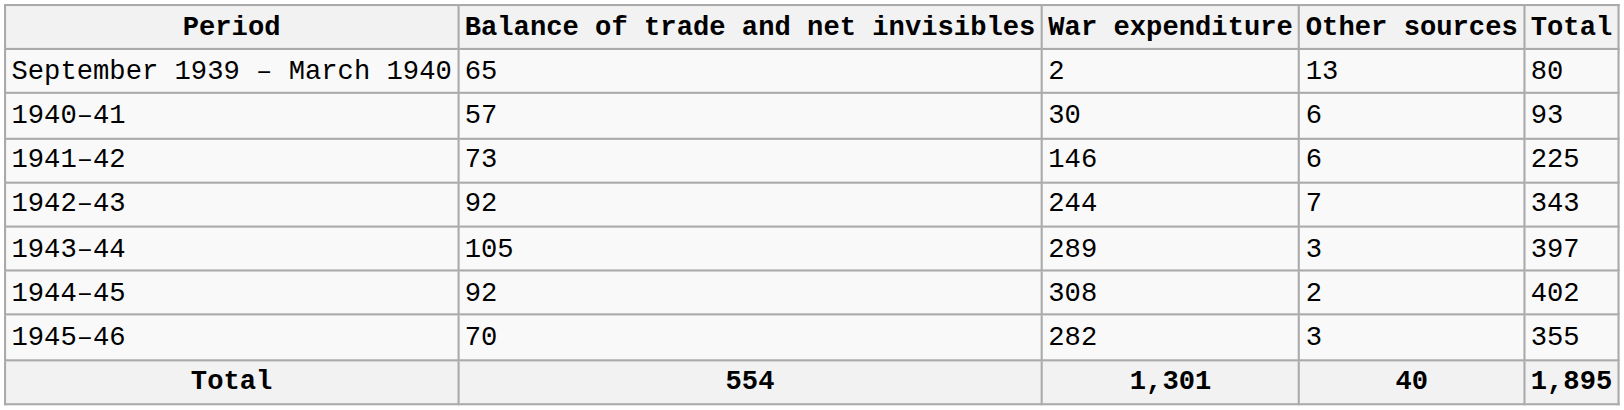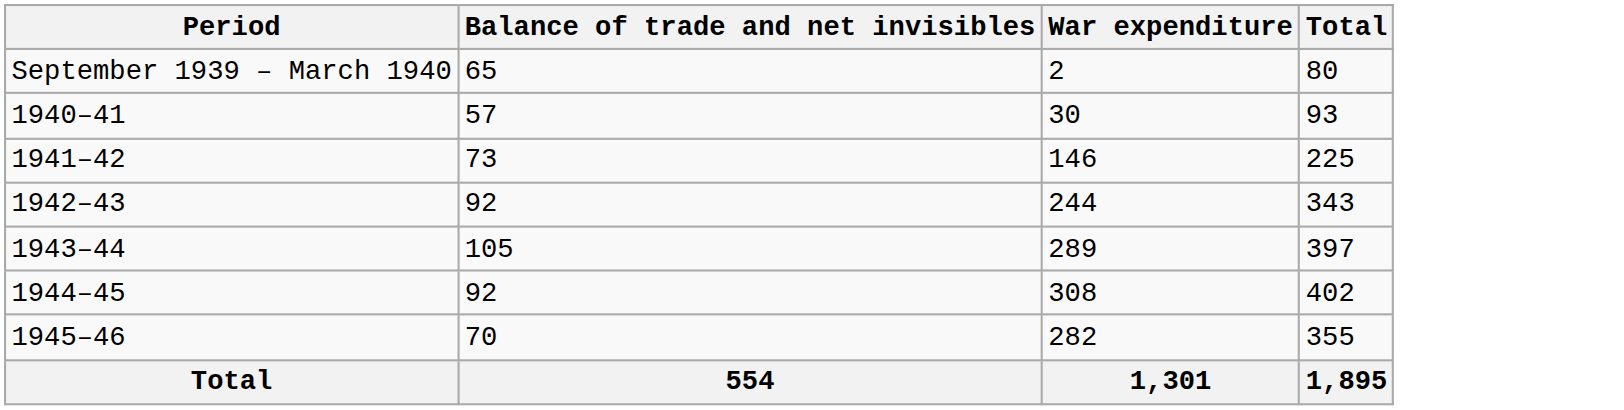- column: (1412, 27)
